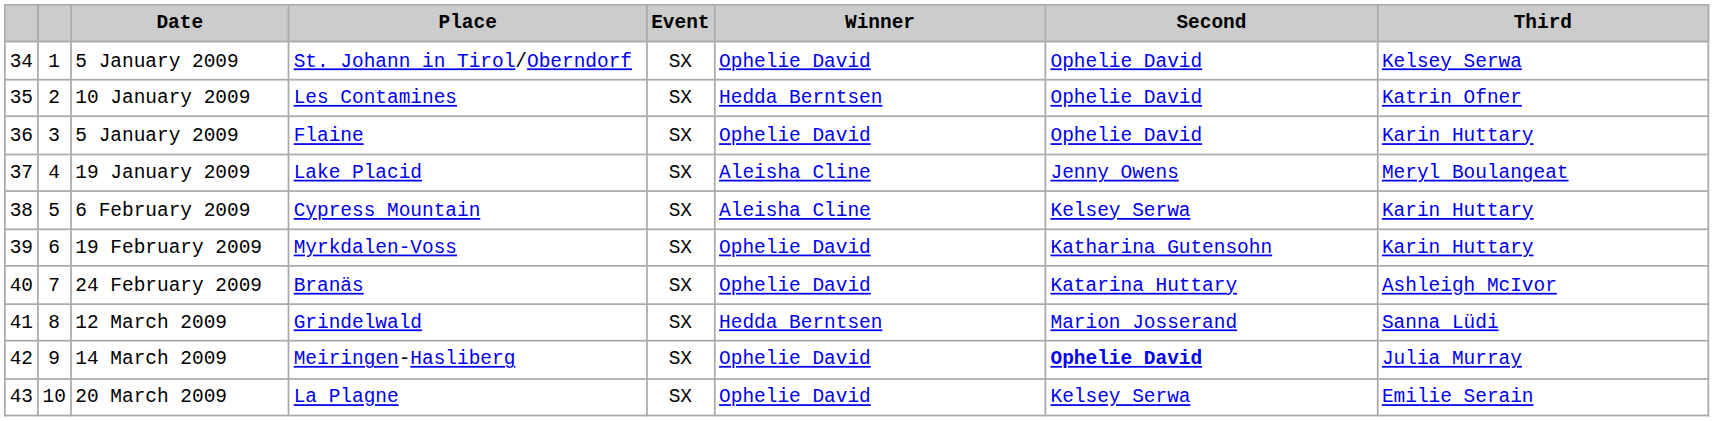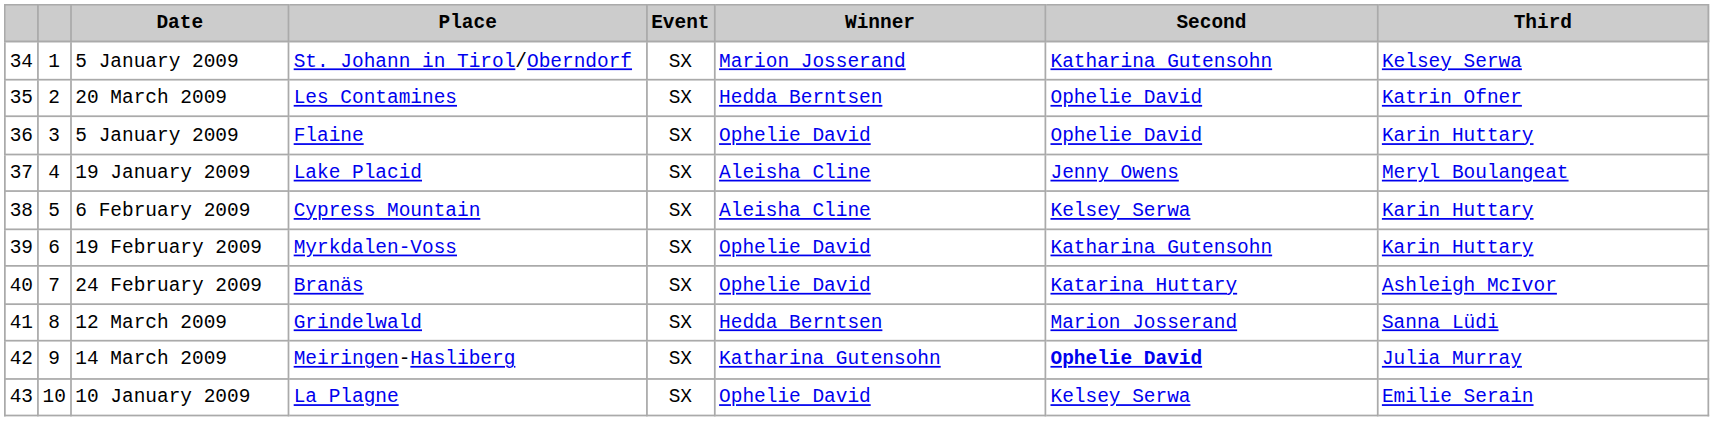(795, 61) Ophelie David -> (812, 61) Marion Josserand
(1126, 61) Ophelie David -> (1161, 61) Katharina Gutensohn
(163, 98) 10 January 2009 -> (151, 98) 20 March 2009
(795, 360) Ophelie David -> (830, 360) Katharina Gutensohn
(151, 397) 20 March 2009 -> (163, 397) 10 January 2009
